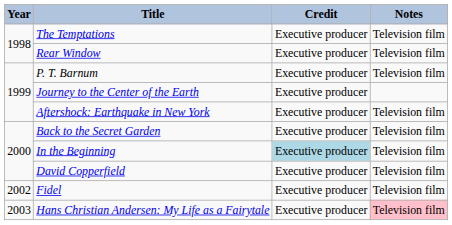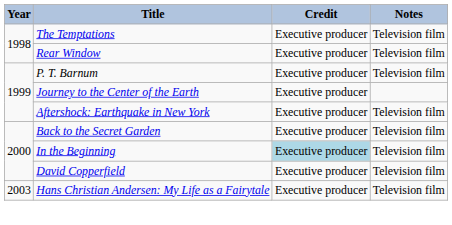- row: (49, 190)
(409, 209) pink background -> (409, 190) no background
